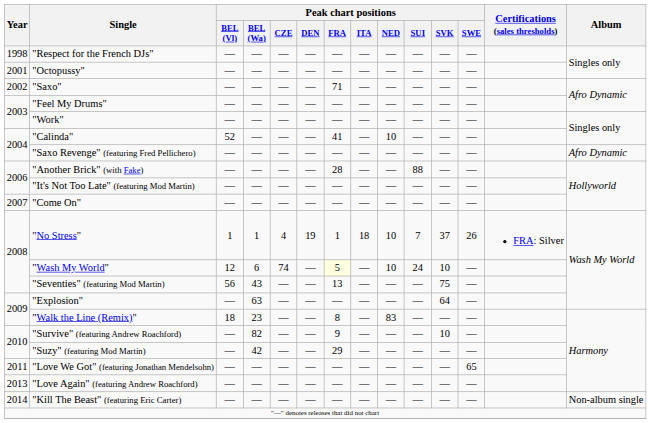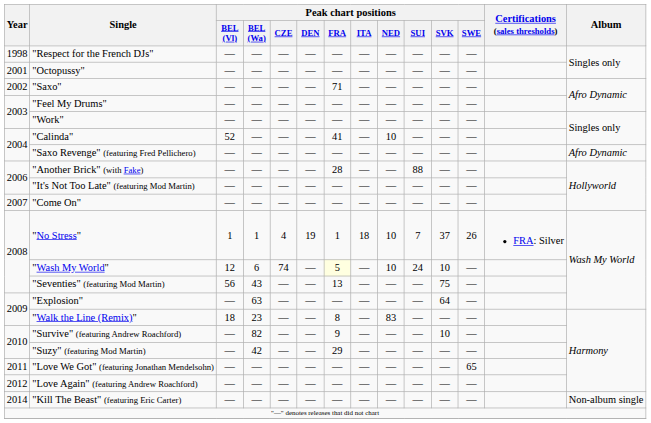(17, 383) 2013 -> (17, 383) 2012
